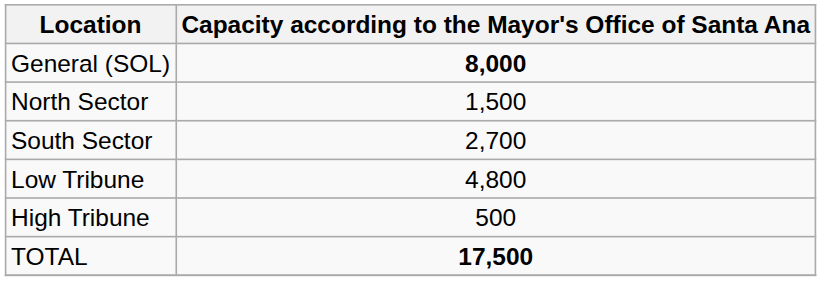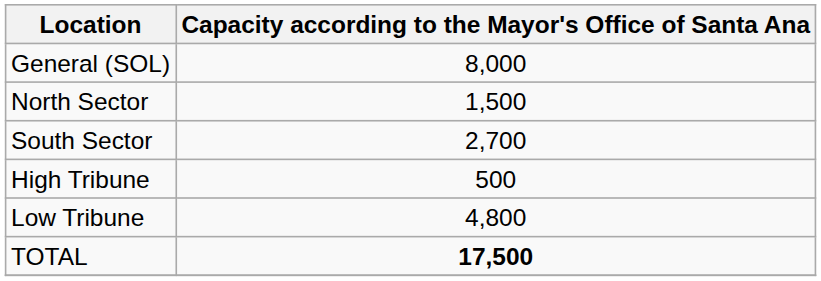(496, 63) bold -> (496, 63) normal
rows swapped: (78, 179) <-> (80, 218)
